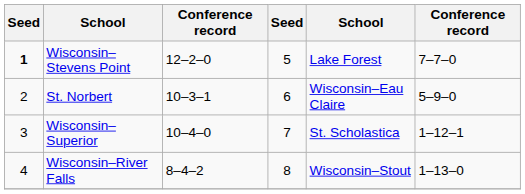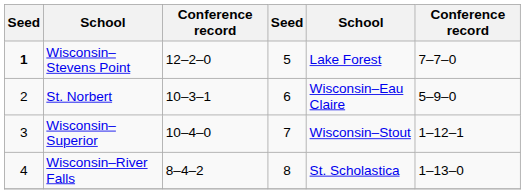(355, 133) St. Scholastica -> (360, 133) Wisconsin–Stout
(360, 170) Wisconsin–Stout -> (355, 170) St. Scholastica
